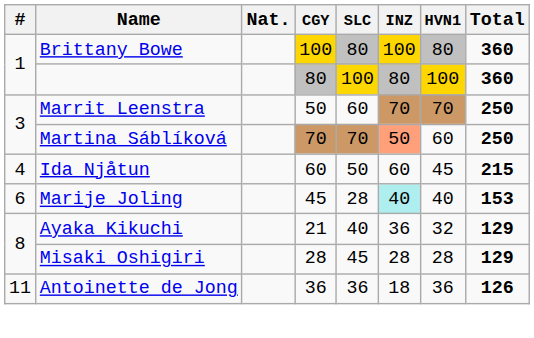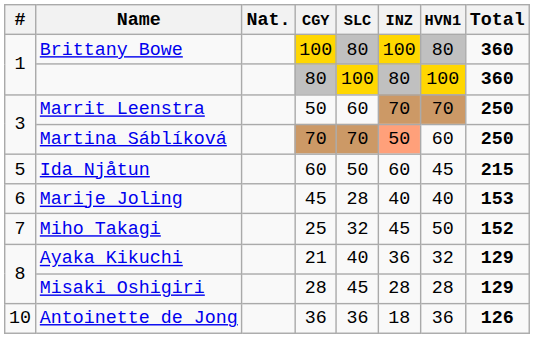(20, 169) 4 -> (20, 169) 5
(399, 199) paleturquoise background -> (399, 199) no background
+ row: (100, 229)
(20, 289) 11 -> (20, 318) 10
